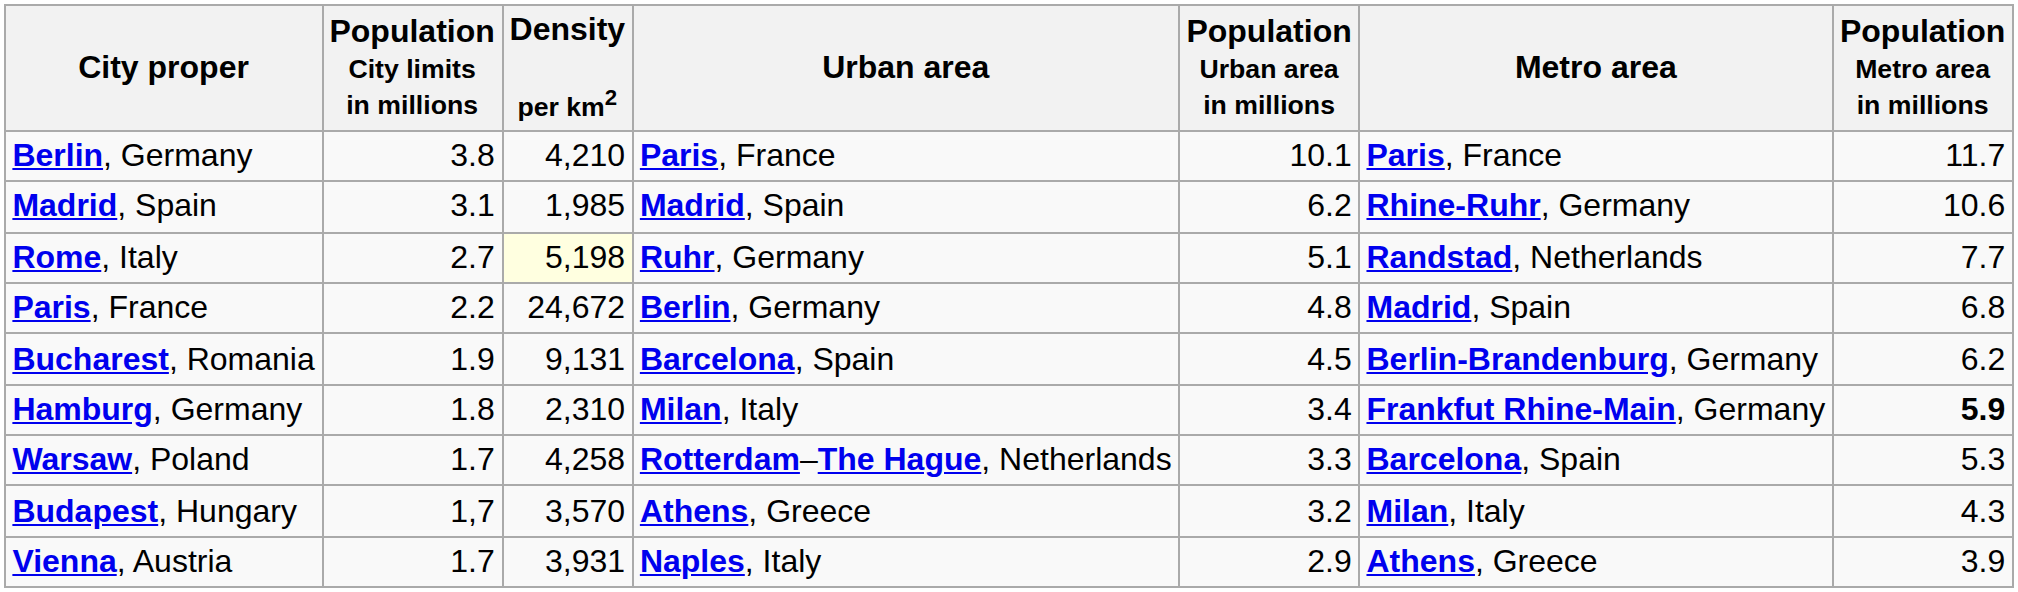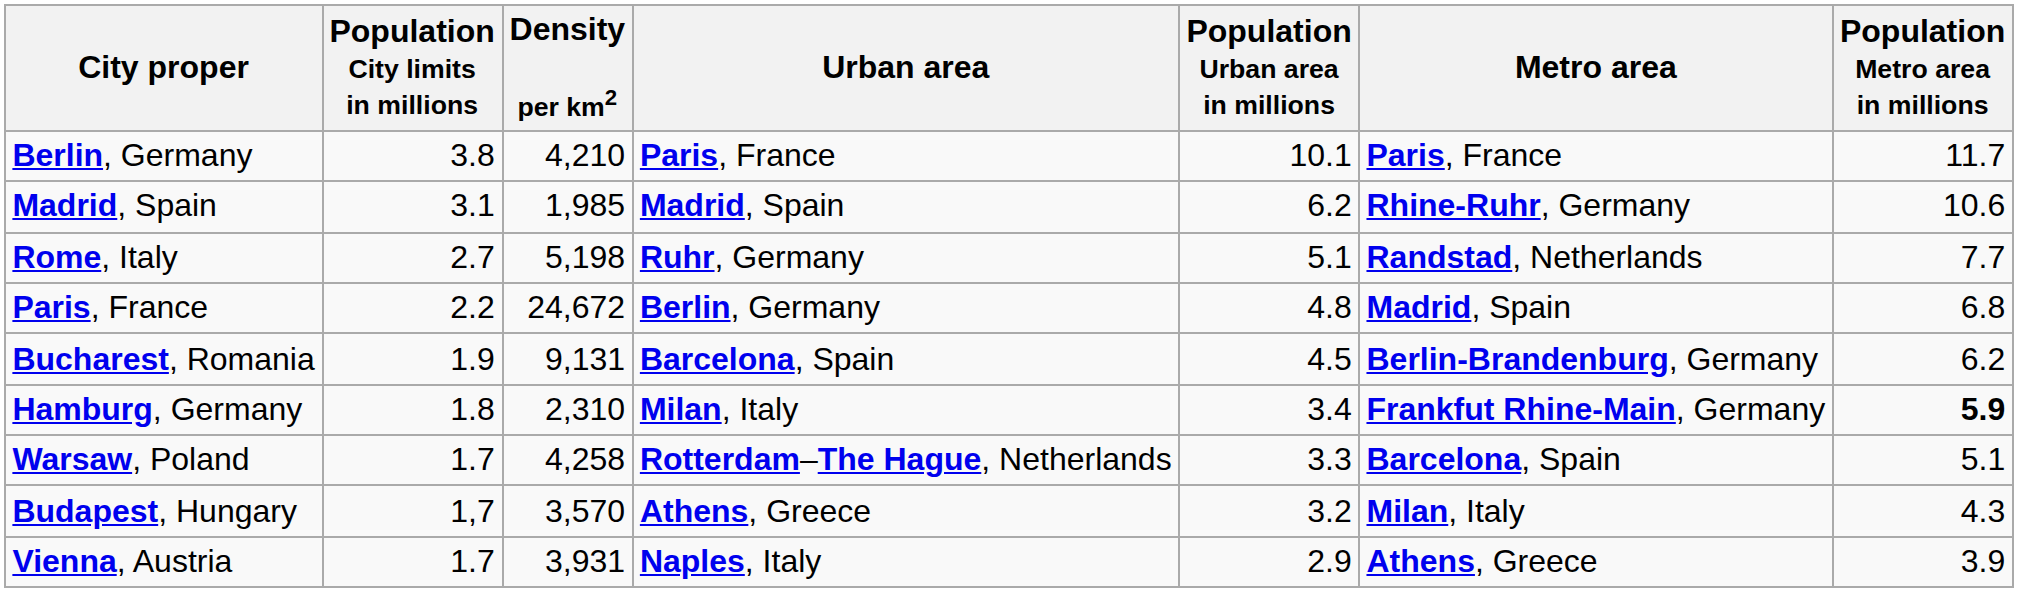(585, 256) lightyellow background -> (585, 256) no background
(1983, 460) 5.3 -> (1983, 460) 5.1
